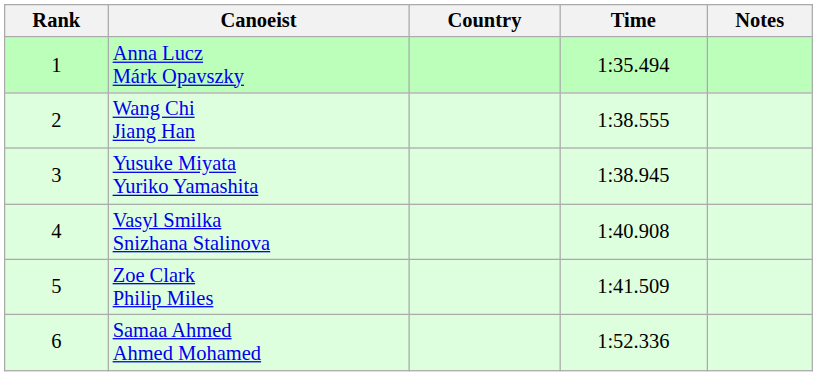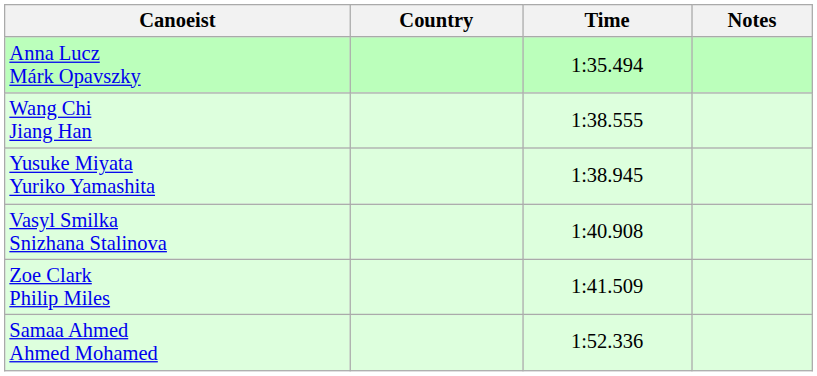- column: (56, 20)
